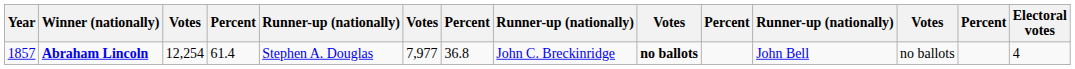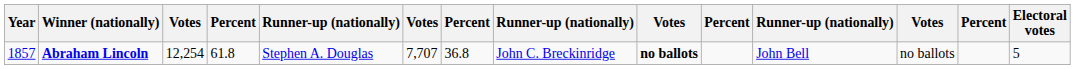(223, 53) 61.4 -> (223, 53) 61.8
(422, 53) 7,977 -> (422, 53) 7,707
(1016, 53) 4 -> (1016, 53) 5
